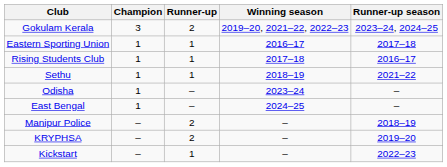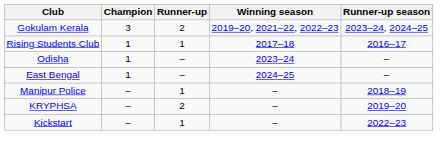- row: (58, 43)
- row: (58, 75)
(192, 122) 2 -> (182, 91) 1
